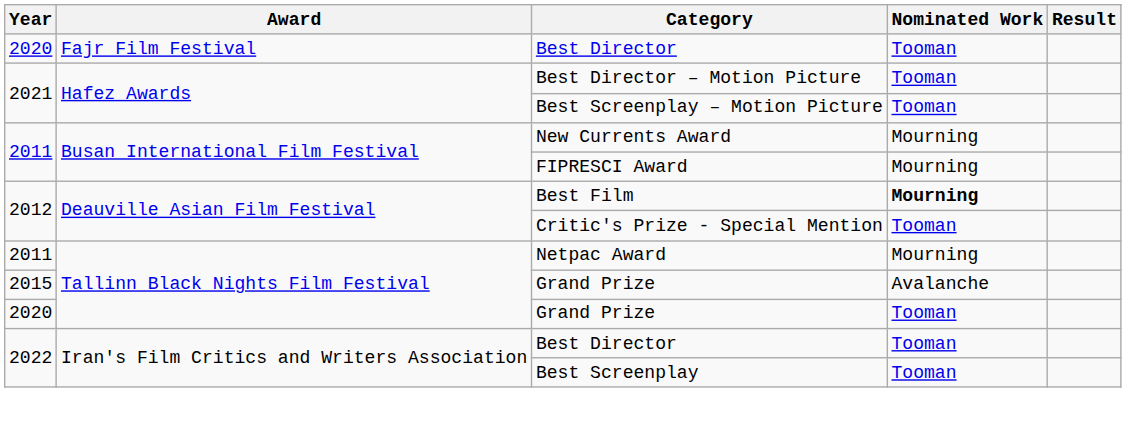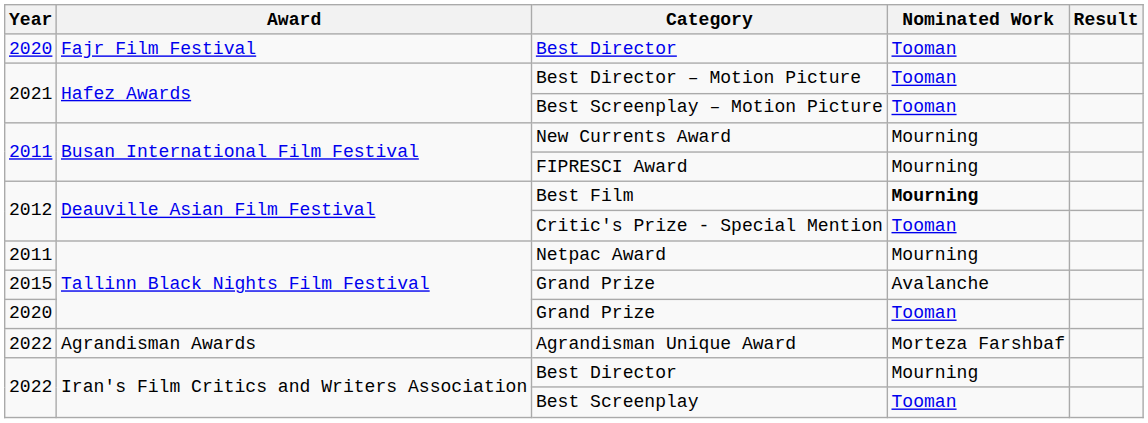+ row: (31, 343)
(924, 343) Tooman -> (935, 373) Mourning
